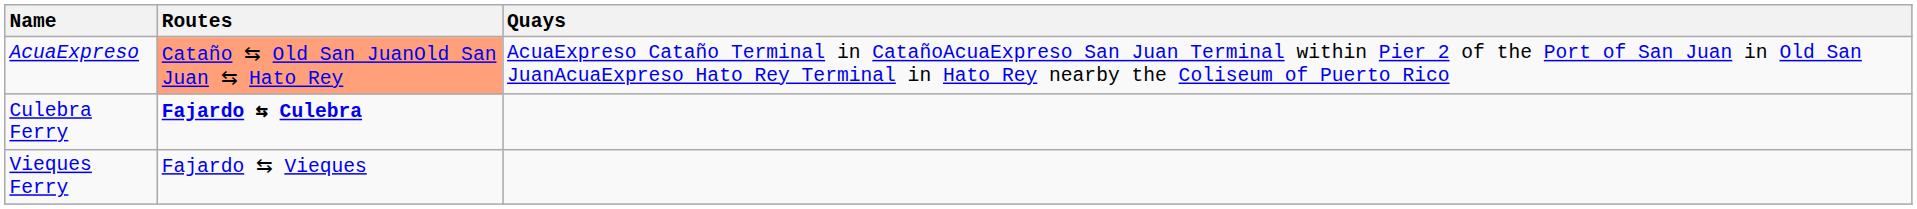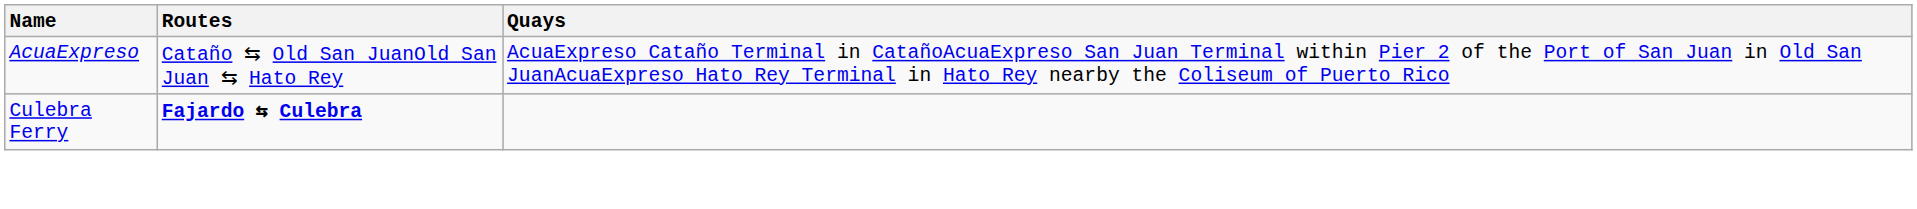(329, 66) lightsalmon background -> (329, 66) no background
- row: (51, 176)
